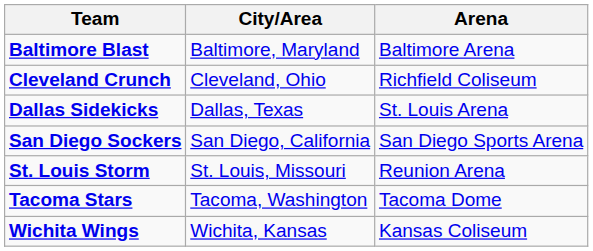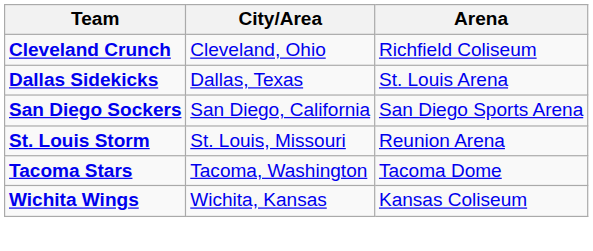- row: (79, 49)
